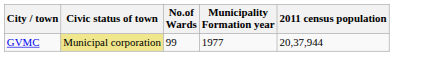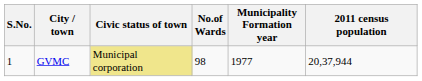+ column: (19, 25)
(171, 42) 99 -> (200, 60) 98
